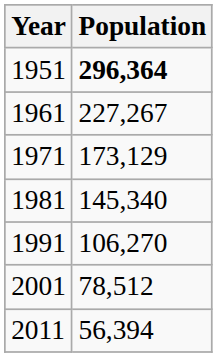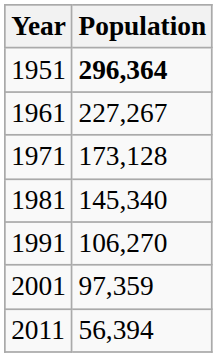(123, 156) 173,129 -> (123, 156) 173,128
(116, 286) 78,512 -> (116, 286) 97,359
